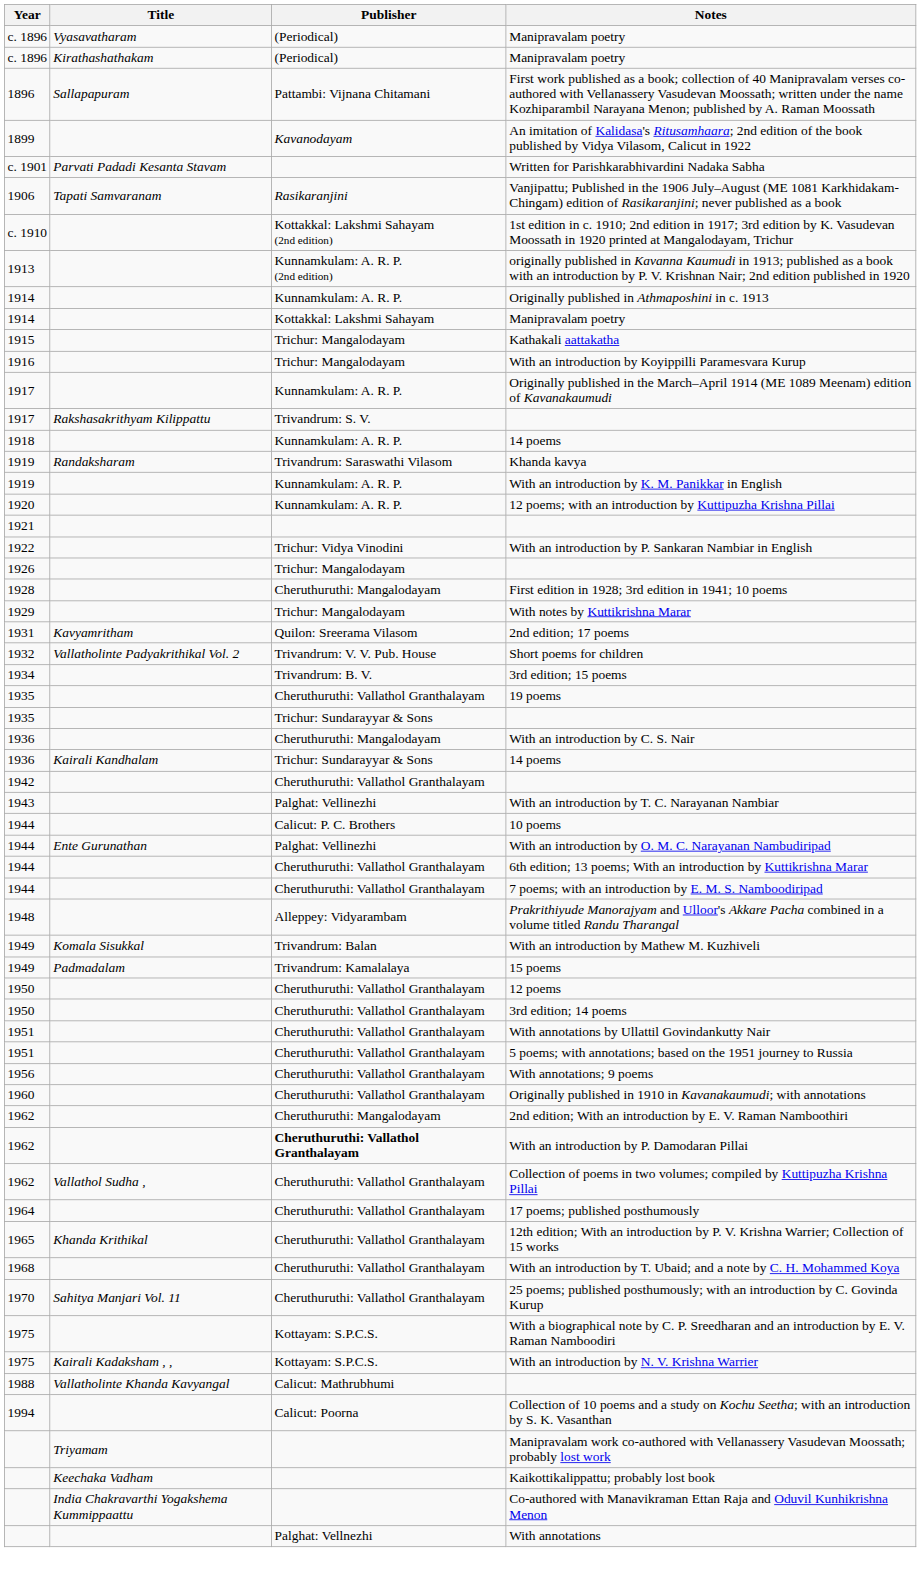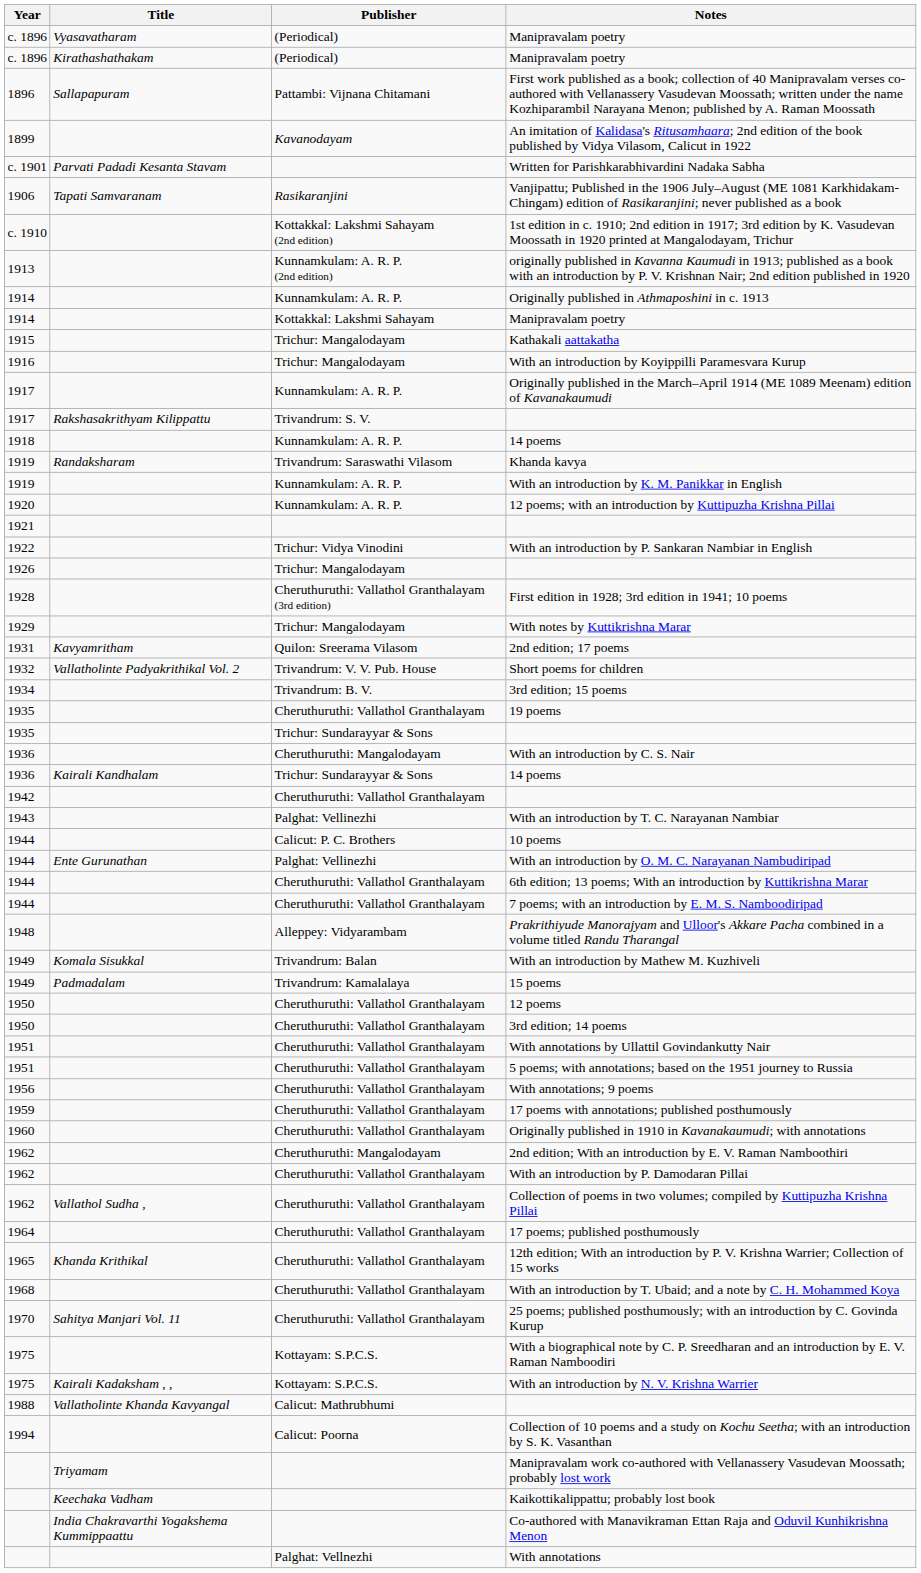(358, 589) Cheruthuruthi: Mangalodayam -> (380, 597) Cheruthuruthi: Vallathol Granthalayam (3rd edition)
+ row: (21, 1110)
(347, 1145) bold -> (380, 1174) normal
